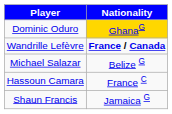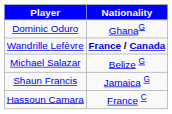(127, 29) gold background -> (127, 29) no background
rows swapped: (45, 99) <-> (45, 81)
